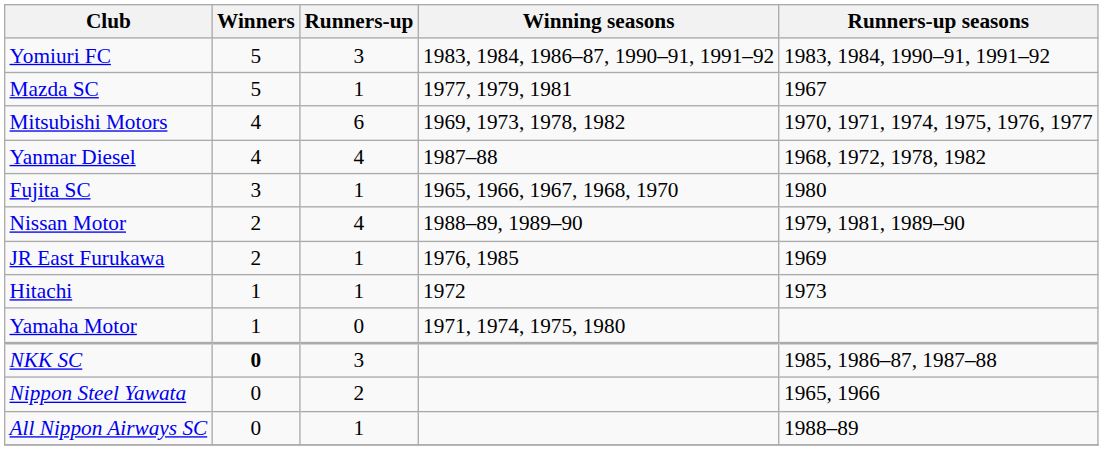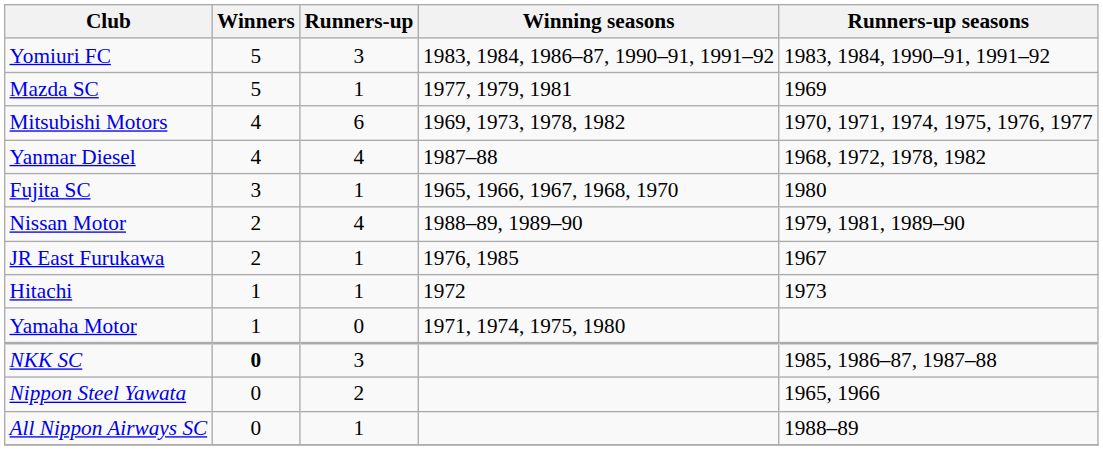(805, 88) 1967 -> (805, 88) 1969
(805, 257) 1969 -> (805, 257) 1967
